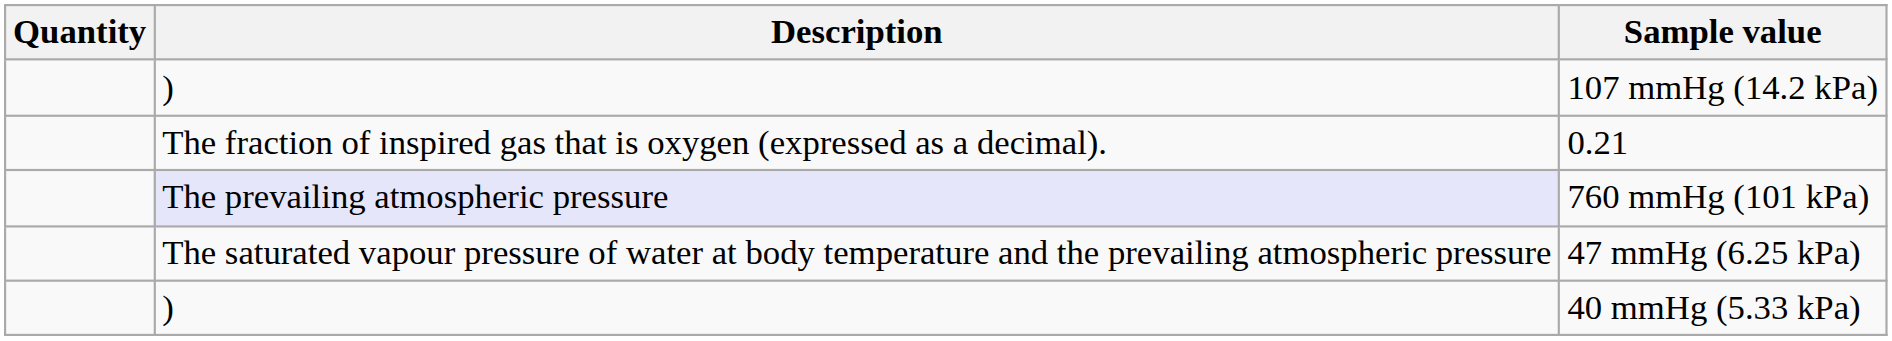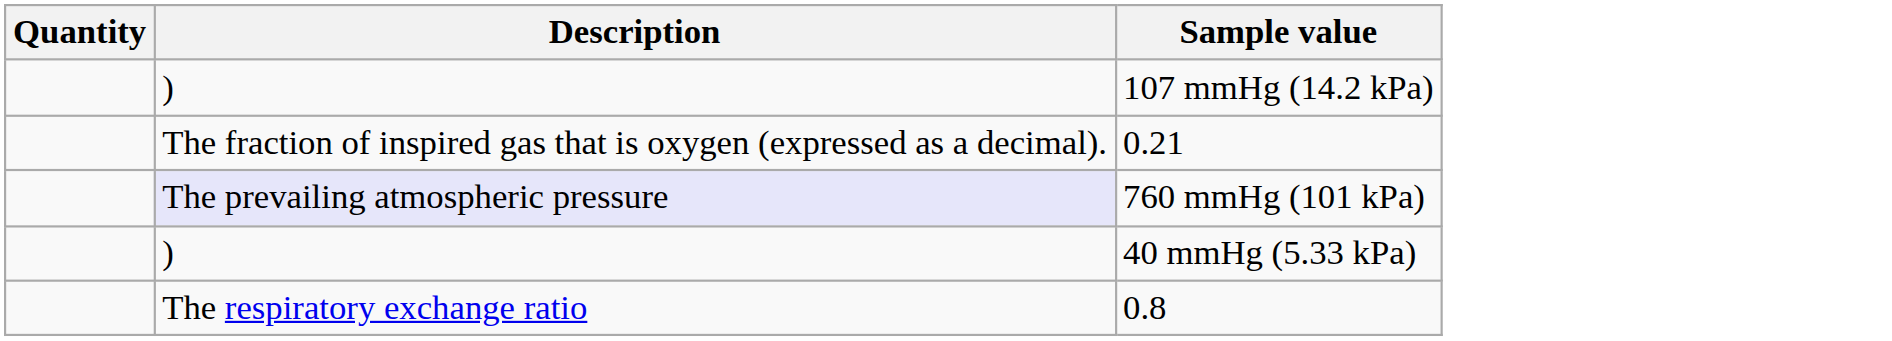- row: (1714, 252)
+ row: (1145, 307)
